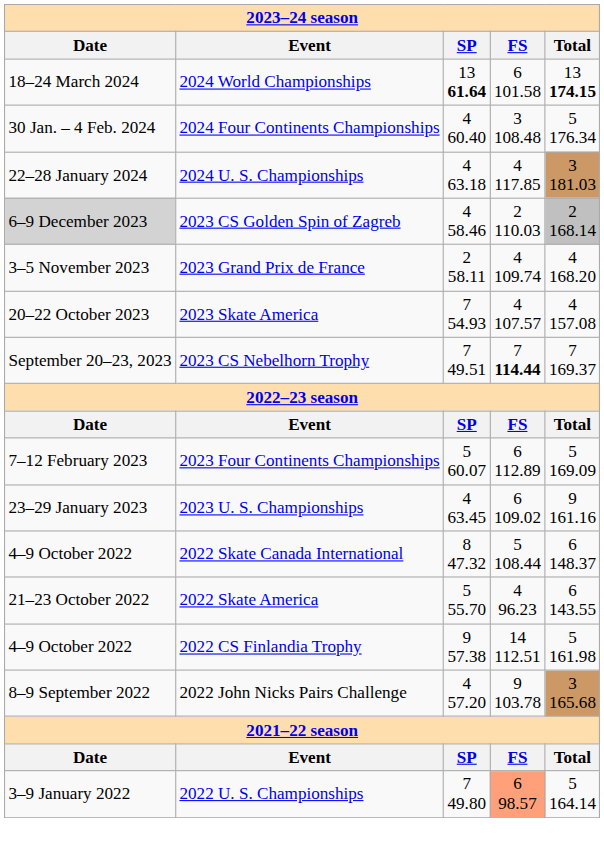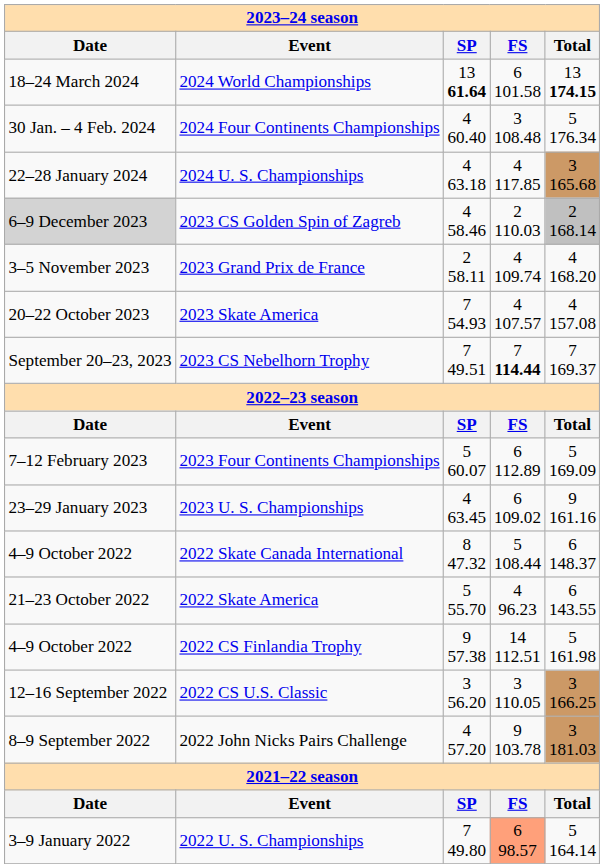(572, 174) 3 181.03 -> (572, 174) 3 165.68
+ row: (253, 693)
(572, 693) 3 165.68 -> (572, 739) 3 181.03
